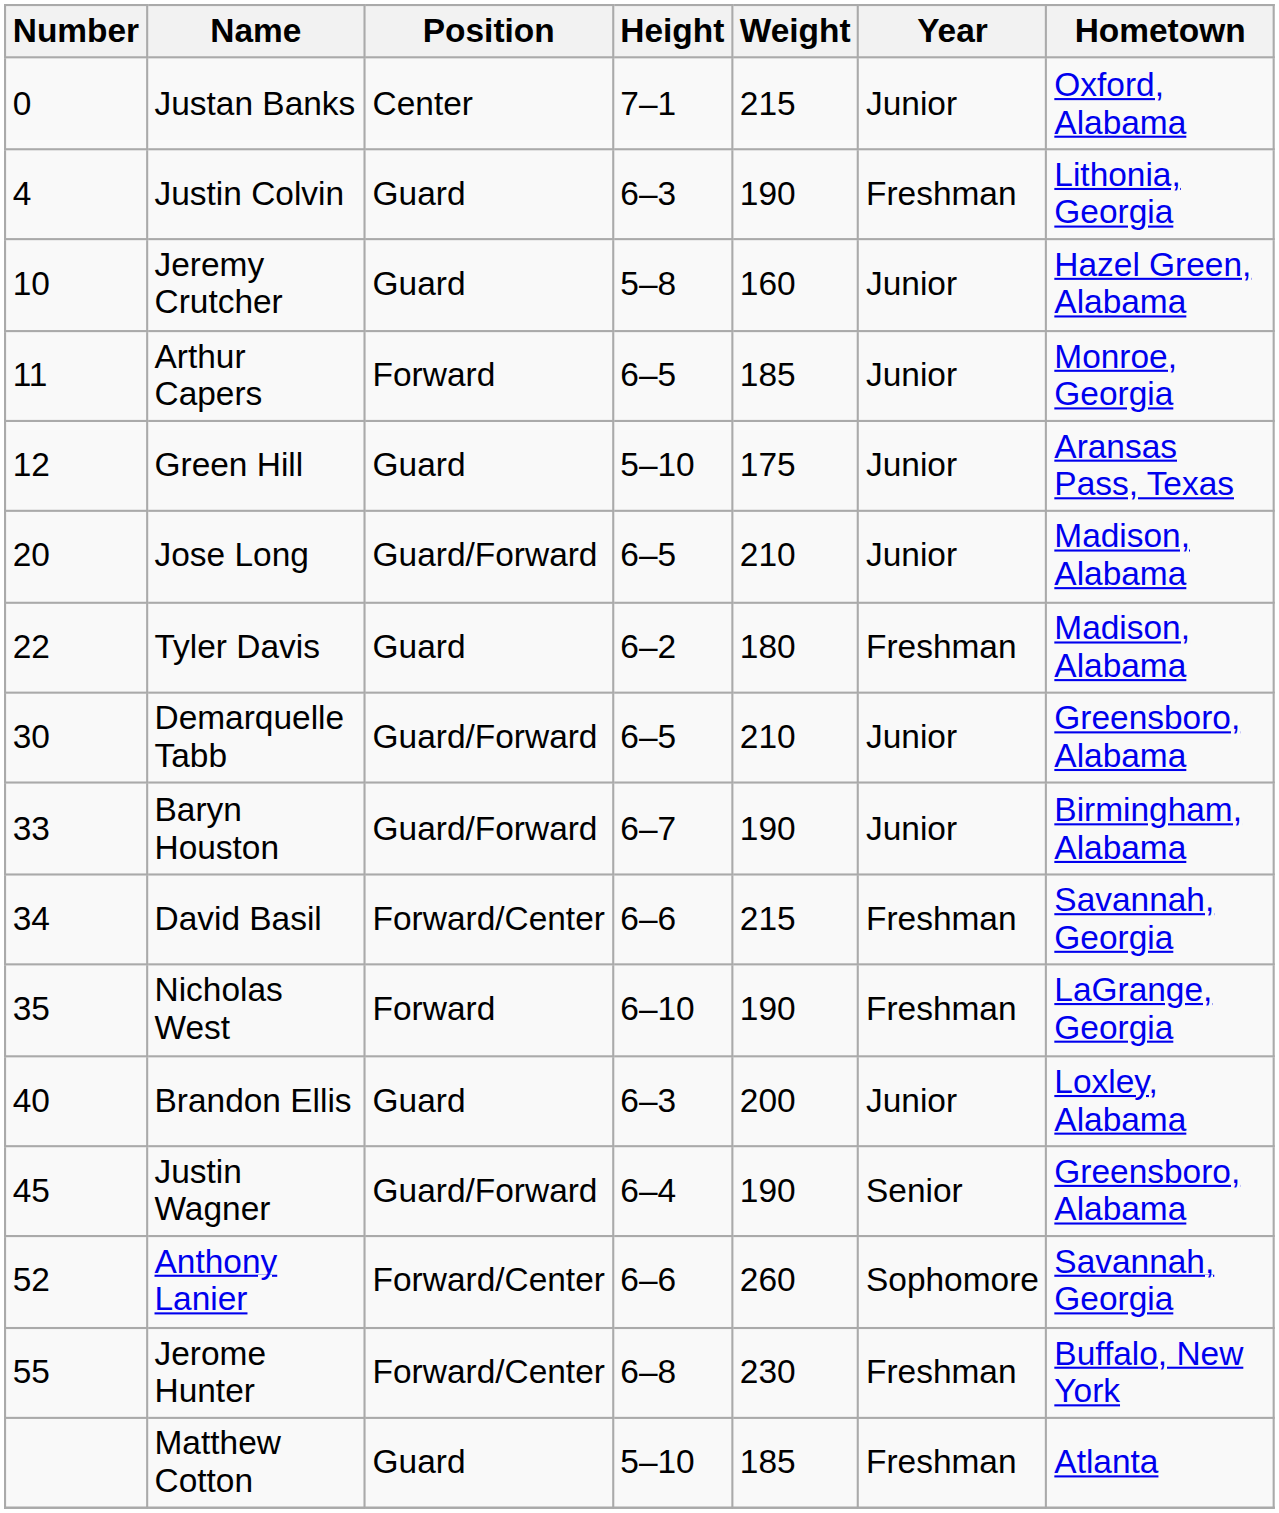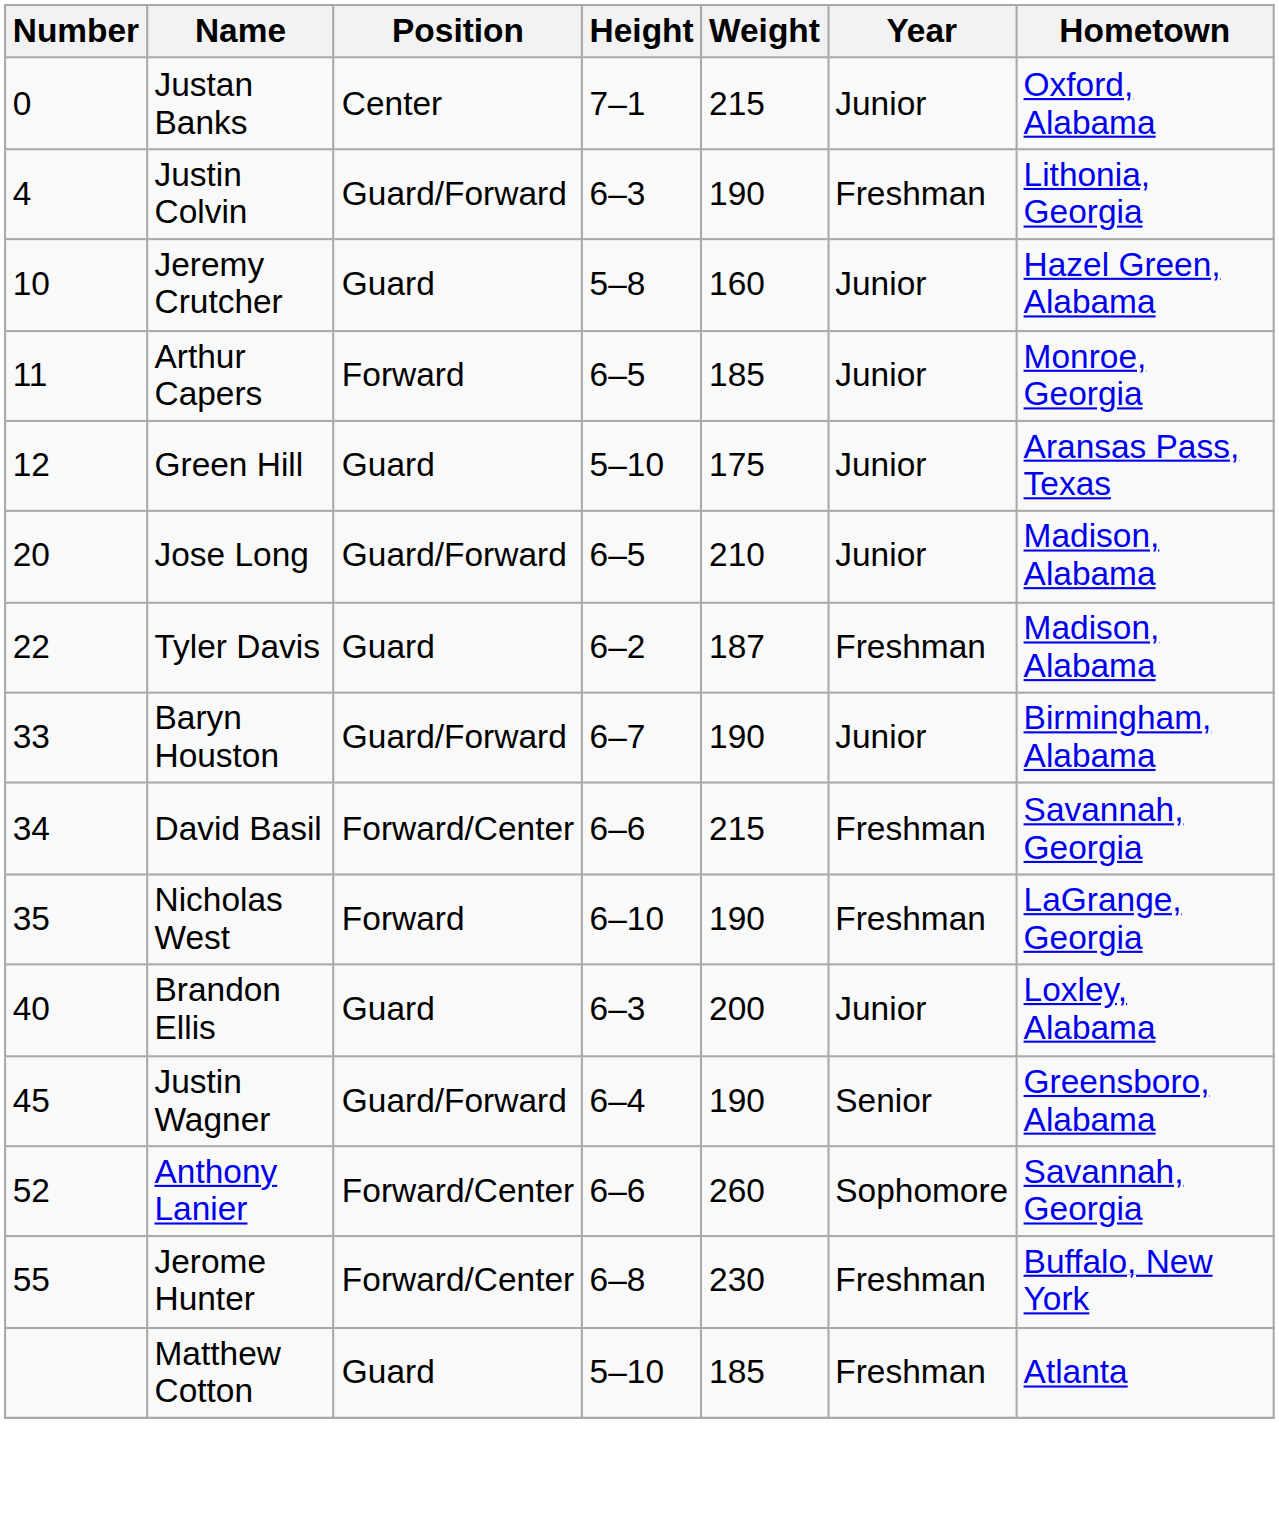(419, 193) Guard -> (454, 193) Guard/Forward
(768, 646) 180 -> (737, 646) 187
- row: (249, 737)
